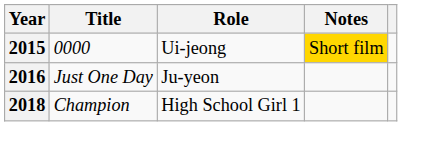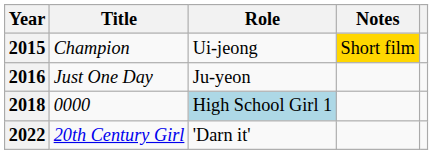(72, 47) 0000 -> (92, 47) Champion
(92, 105) Champion -> (72, 105) 0000
(231, 105) no background -> (262, 105) lightblue background
+ row: (27, 134)
